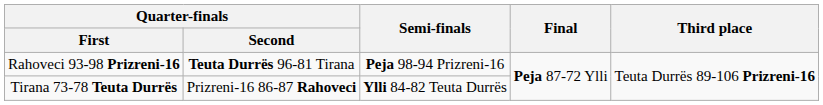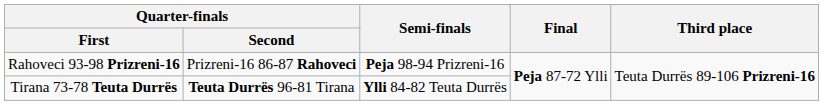(271, 64) Teuta Durrës 96-81 Tirana -> (271, 64) Prizreni-16 86-87 Rahoveci
(271, 87) Prizreni-16 86-87 Rahoveci -> (271, 87) Teuta Durrës 96-81 Tirana
